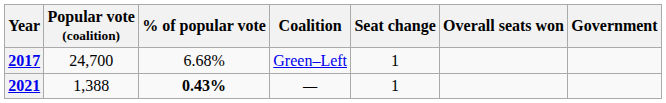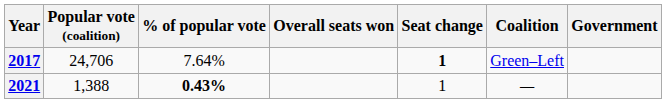columns swapped: (504, 26) <-> (310, 26)
(91, 60) 24,700 -> (91, 60) 24,706
(204, 60) 6.68% -> (204, 60) 7.64%
(395, 60) normal -> (442, 60) bold
